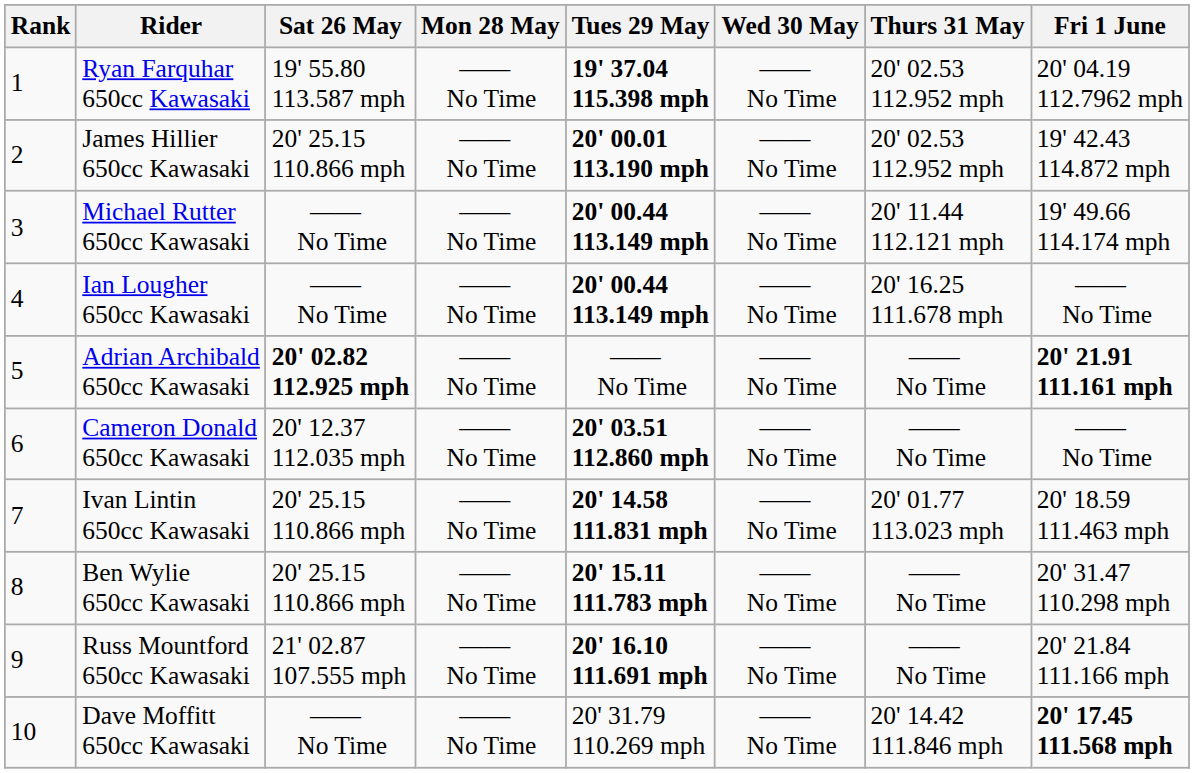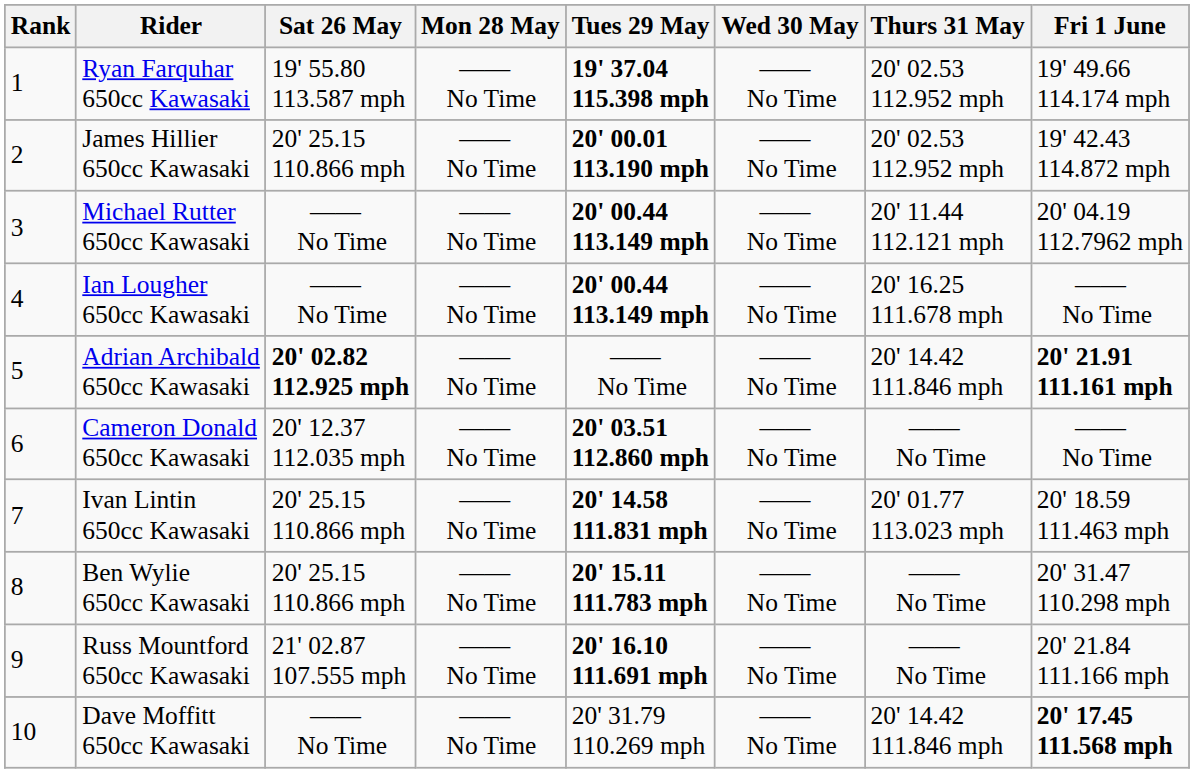(1110, 82) 20' 04.19 112.7962 mph -> (1104, 82) 19' 49.66 114.174 mph
(1104, 227) 19' 49.66 114.174 mph -> (1110, 227) 20' 04.19 112.7962 mph
(928, 371) —— No Time -> (937, 371) 20' 14.42 111.846 mph
